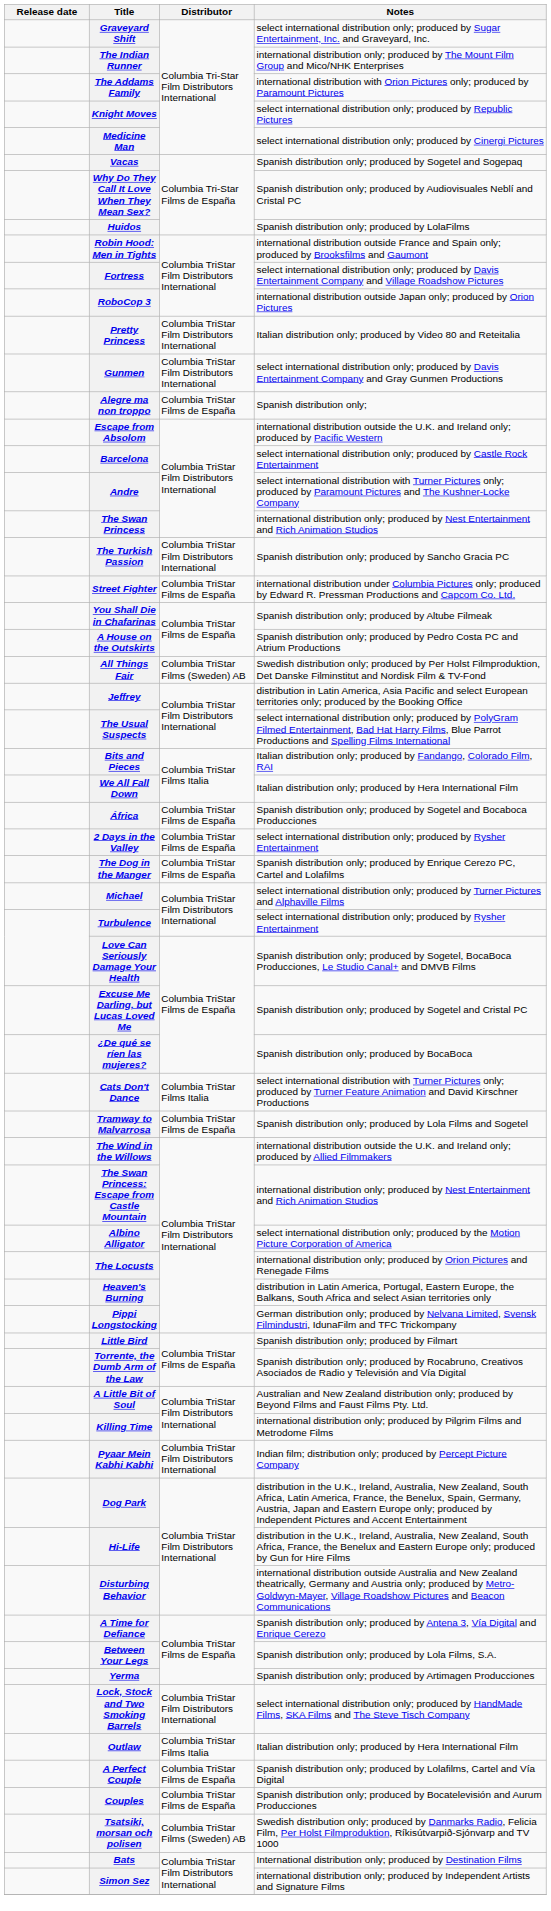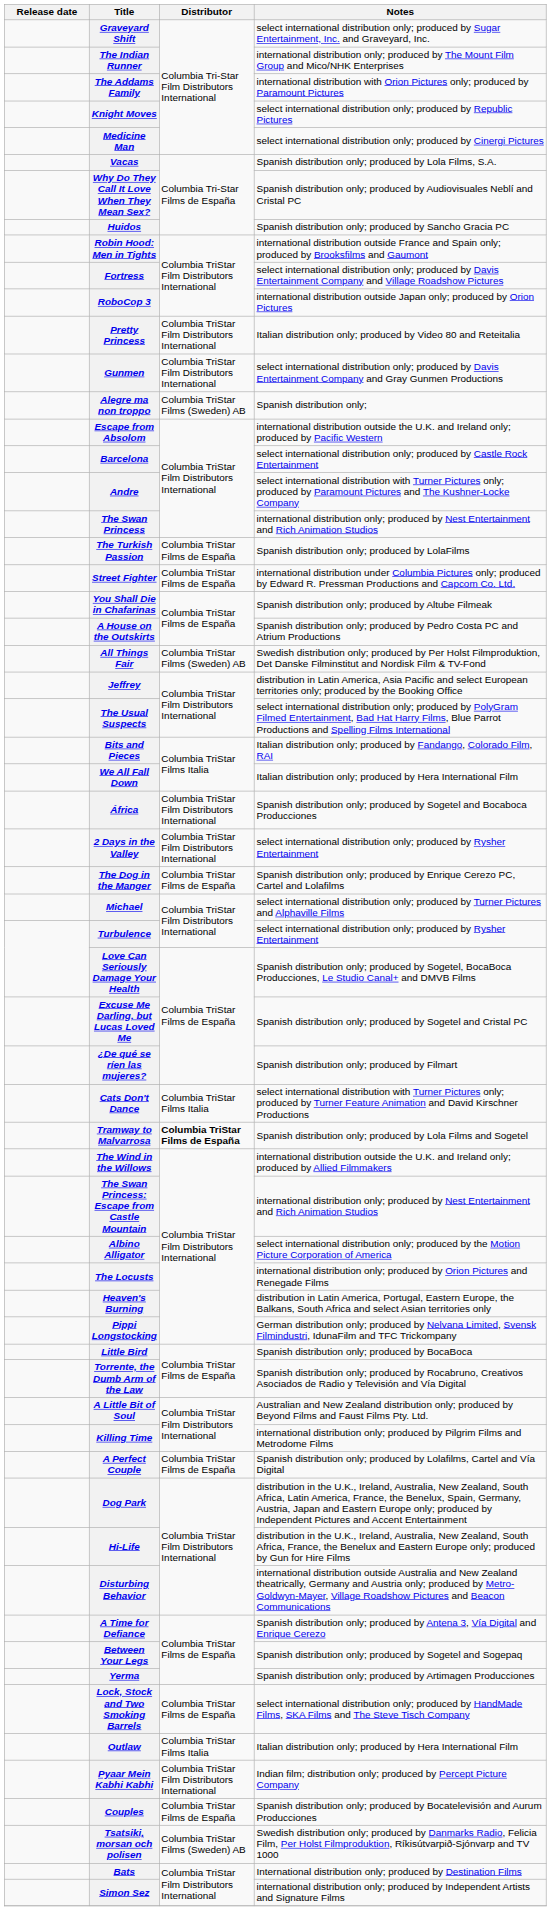(389, 162) Spanish distribution only; produced by Sogetel and Sogepaq -> (376, 162) Spanish distribution only; produced by Lola Films, S.A.
(363, 227) Spanish distribution only; produced by LolaFilms -> (383, 227) Spanish distribution only; produced by Sancho Gracia PC
(198, 405) Columbia TriStar Films de España -> (204, 405) Columbia TriStar Films (Sweden) AB
(198, 556) Columbia TriStar Film Distributors International -> (198, 551) Columbia TriStar Films de España
(383, 556) Spanish distribution only; produced by Sancho Gracia PC -> (363, 551) Spanish distribution only; produced by LolaFilms
(198, 815) Columbia TriStar Films de España -> (198, 809) Columbia TriStar Film Distributors International
(198, 842) Columbia TriStar Films de España -> (198, 848) Columbia TriStar Film Distributors International
(364, 1054) Spanish distribution only; produced by BocaBoca -> (357, 1065) Spanish distribution only; produced by Filmart
(198, 1124) normal -> (201, 1135) bold
(357, 1340) Spanish distribution only; produced by Filmart -> (364, 1351) Spanish distribution only; produced by BocaBoca
rows swapped: (124, 1774) <-> (124, 1459)
(376, 1655) Spanish distribution only; produced by Lola Films, S.A. -> (389, 1655) Spanish distribution only; produced by Sogetel and Sogepaq
(198, 1709) Columbia TriStar Film Distributors International -> (198, 1709) Columbia TriStar Films de España
